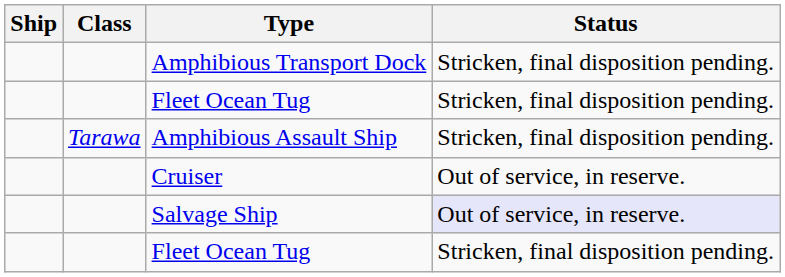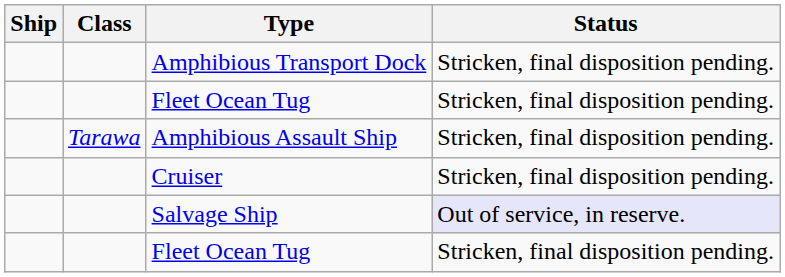(561, 175) Out of service, in reserve. -> (606, 175) Stricken, final disposition pending.
